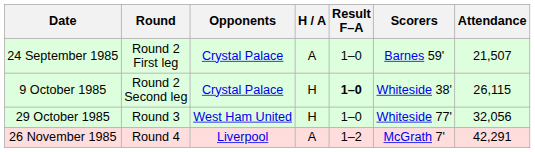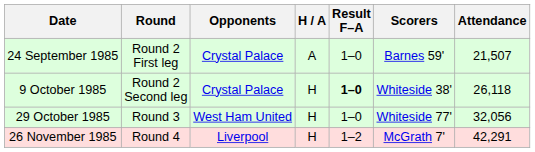(492, 90) 26,115 -> (492, 90) 26,118
(312, 137) A -> (312, 137) H
